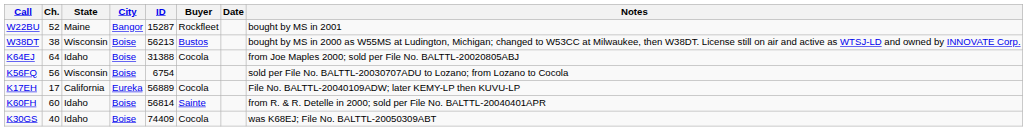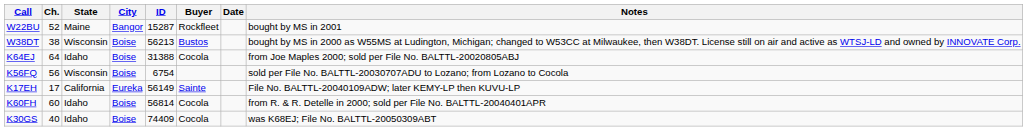(161, 88) 56889 -> (161, 88) 56149
(194, 88) Cocola -> (192, 88) Sainte
(192, 103) Sainte -> (194, 103) Cocola
